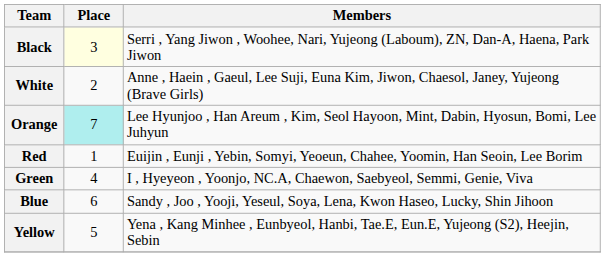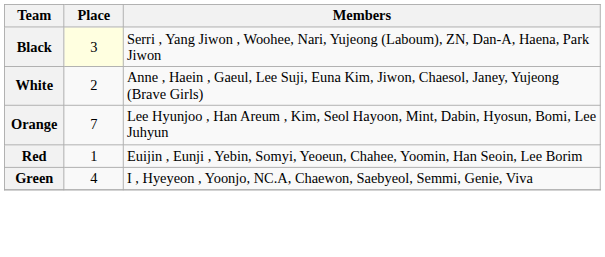(94, 124) paleturquoise background -> (94, 124) no background
- row: (34, 201)
- row: (34, 232)
